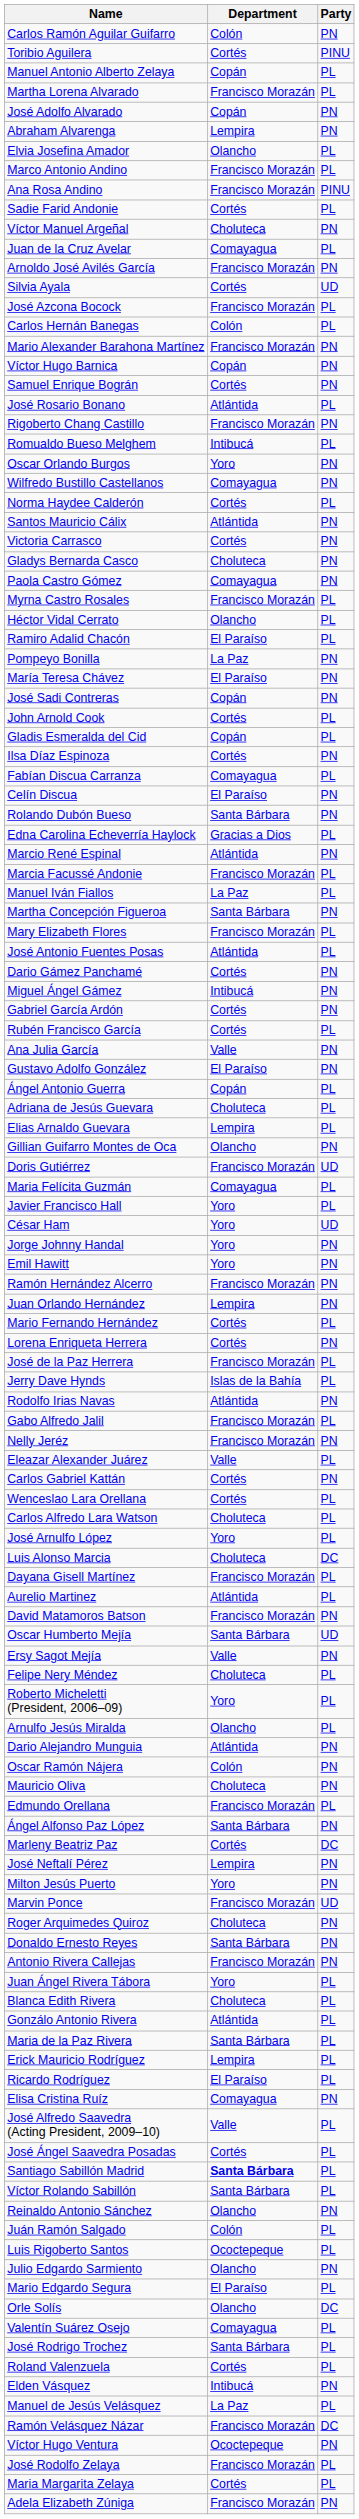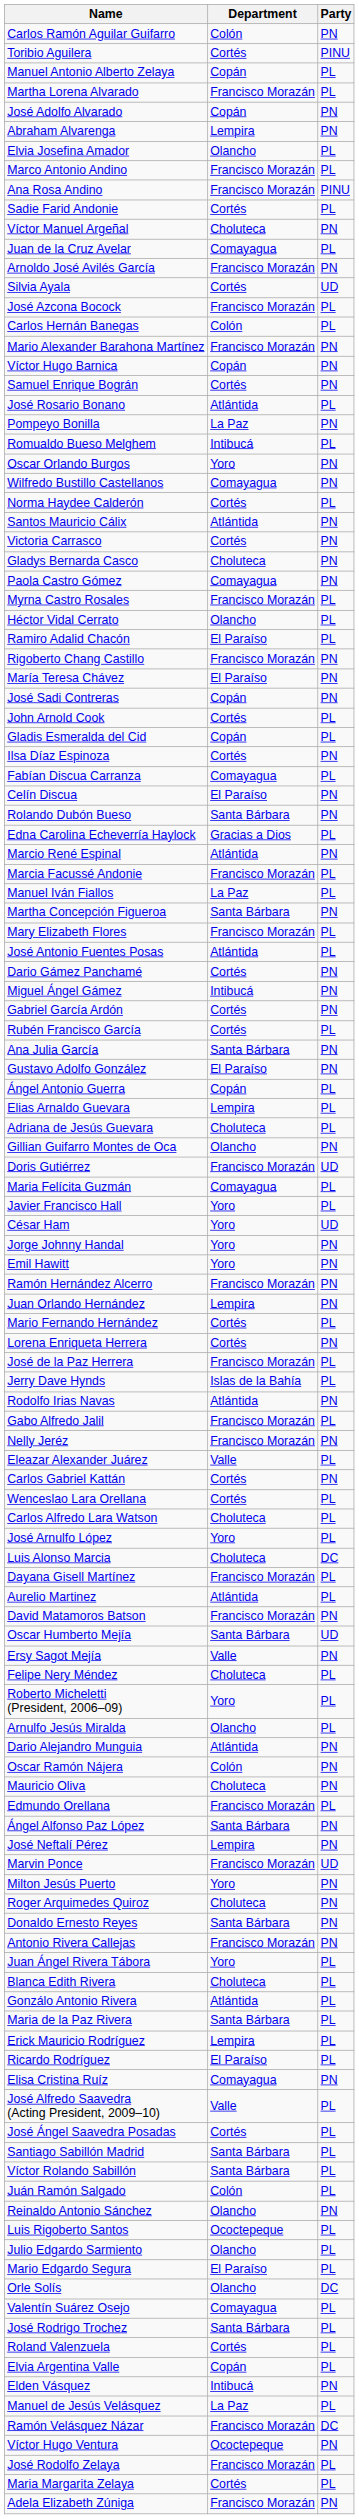rows swapped: (53, 659) <-> (76, 424)
(223, 1049) Valle -> (250, 1049) Santa Bárbara
rows swapped: (69, 1127) <-> (80, 1108)
- row: (62, 1845)
rows swapped: (45, 1903) <-> (61, 1884)
(252, 2171) bold -> (250, 2152) normal
rows swapped: (66, 2230) <-> (79, 2210)
(329, 2269) PN -> (328, 2249) PL
+ row: (63, 2367)
